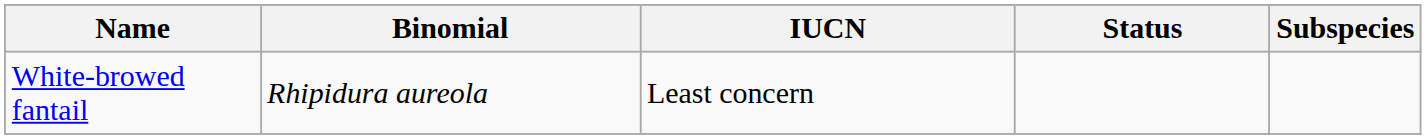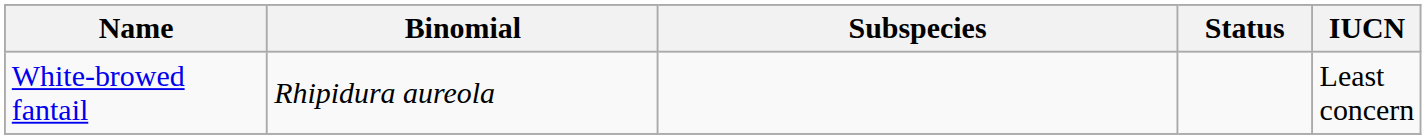columns swapped: (1345, 28) <-> (828, 28)
